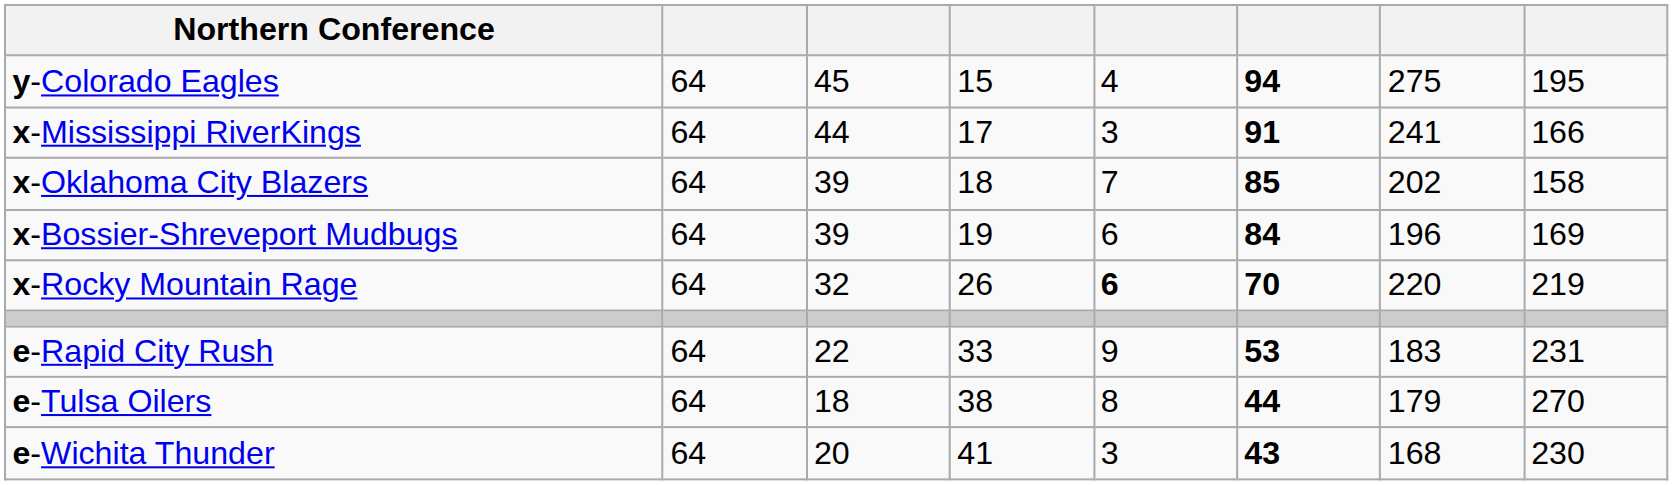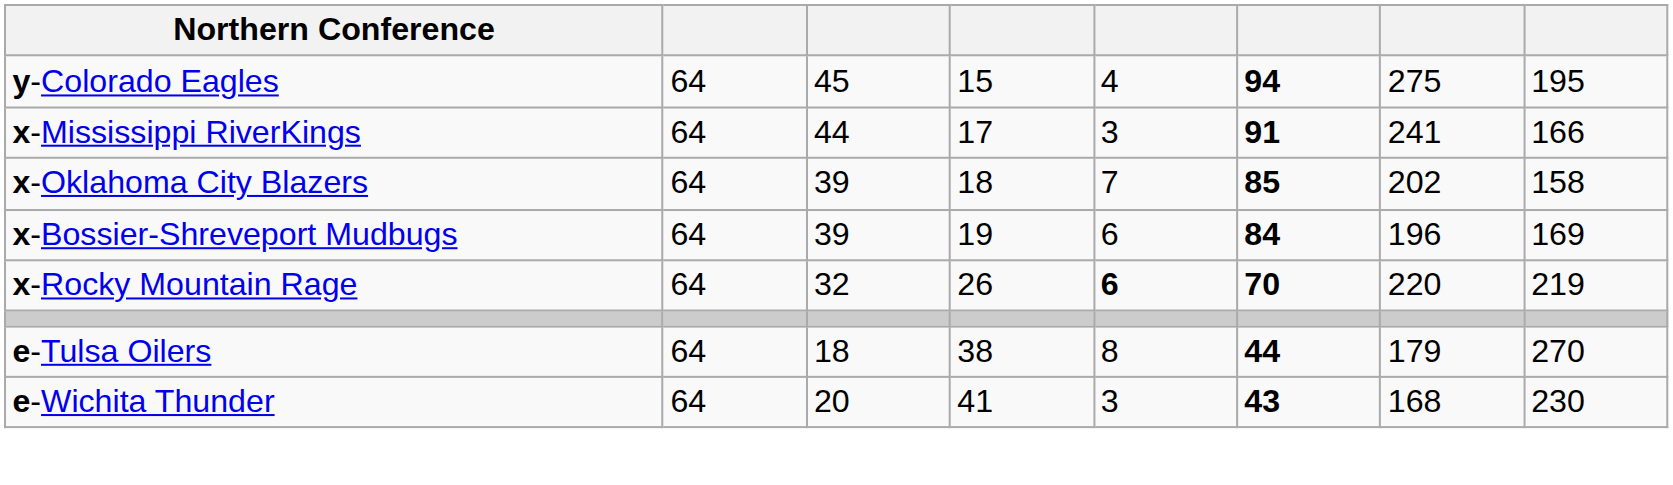- row: (143, 350)
